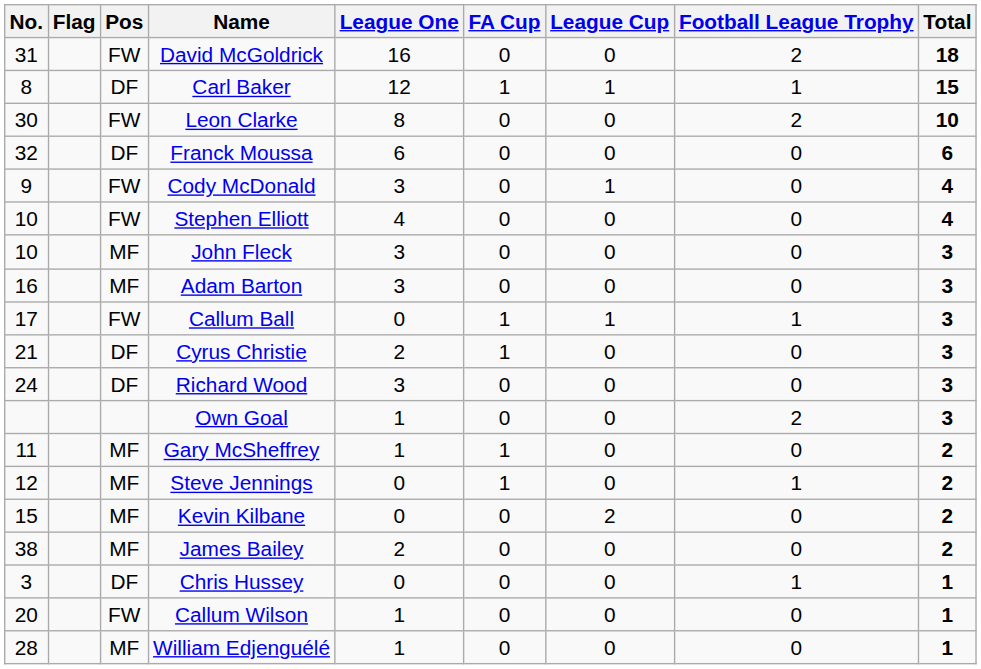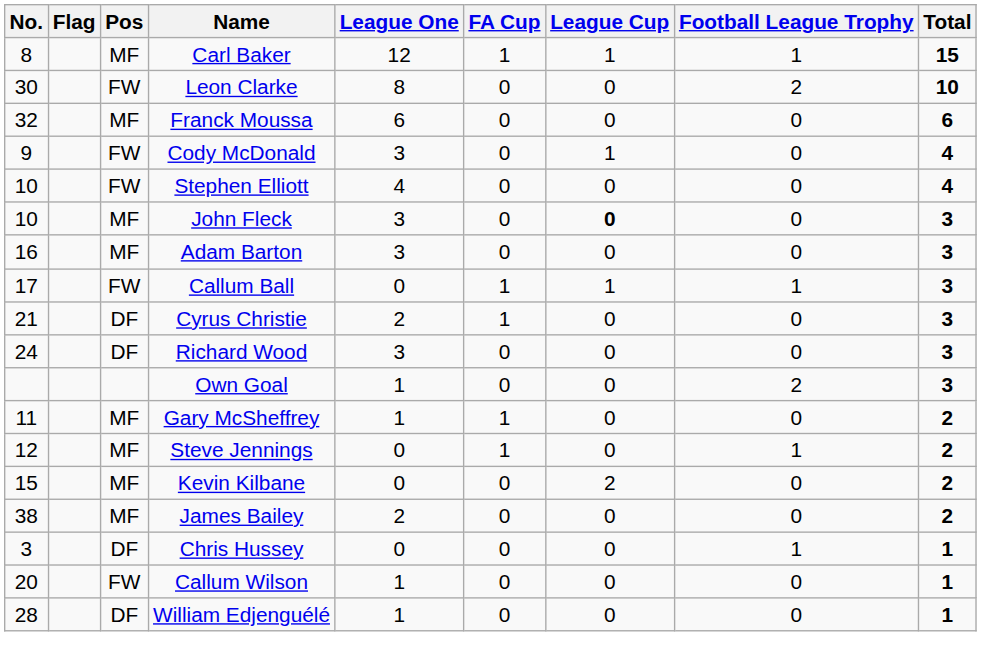- row: (242, 54)
(124, 87) DF -> (124, 54) MF
(124, 153) DF -> (124, 120) MF
(610, 252) normal -> (610, 219) bold
(124, 648) MF -> (124, 615) DF
